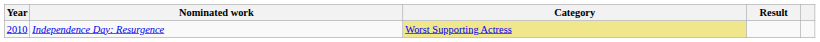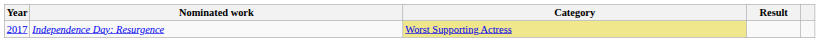(17, 29) 2010 -> (17, 29) 2017
